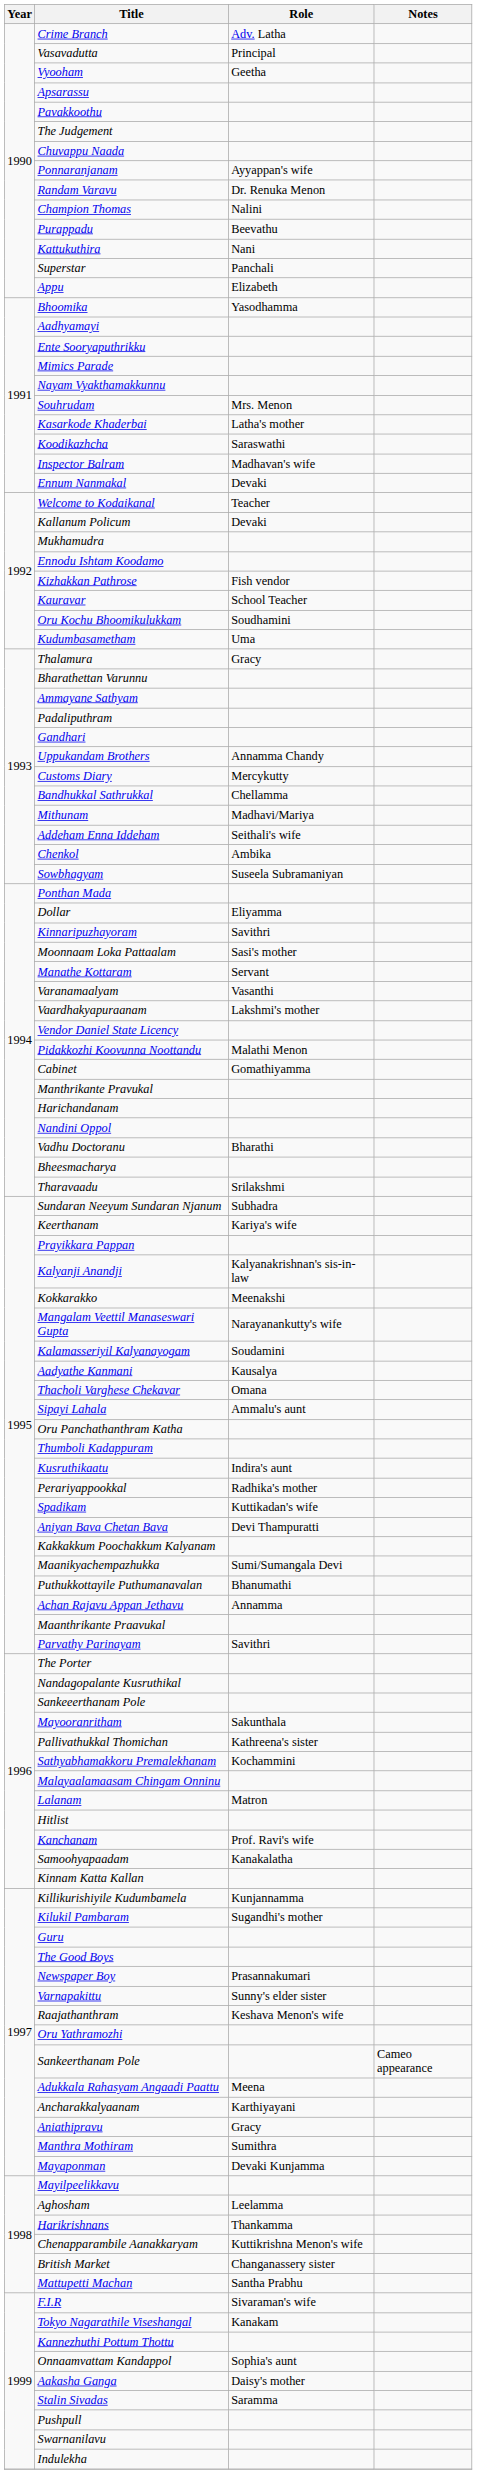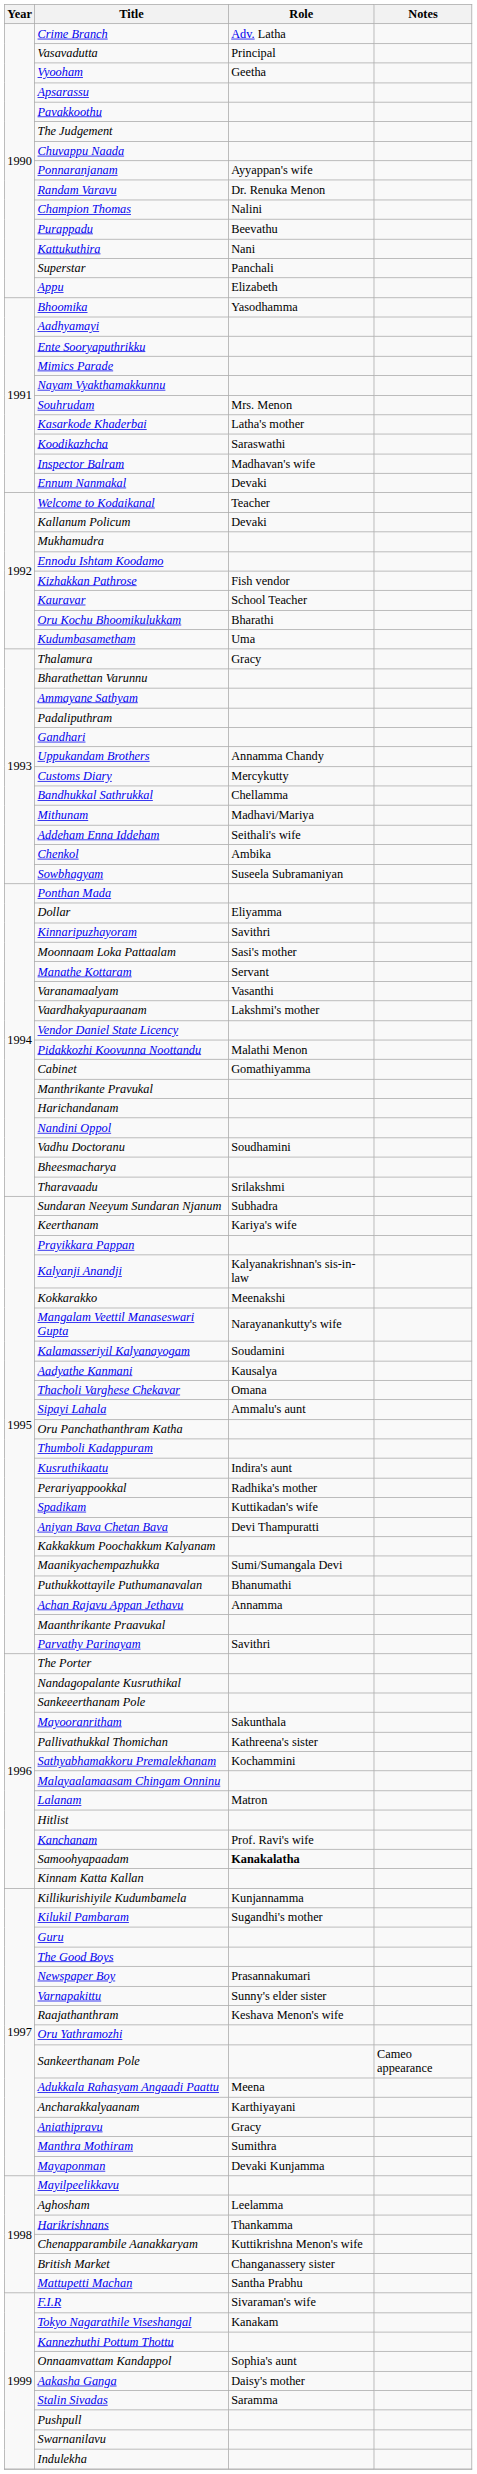(261, 619) Soudhamini -> (252, 619) Bharathi
(252, 1147) Bharathi -> (261, 1147) Soudhamini
(262, 1859) normal -> (265, 1859) bold
